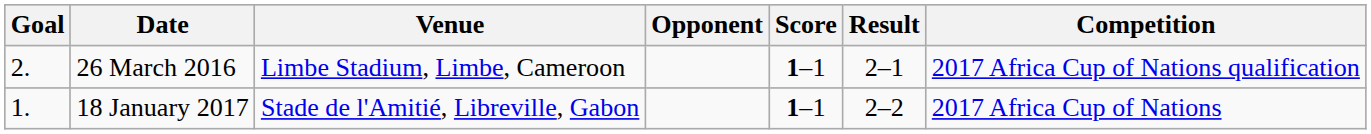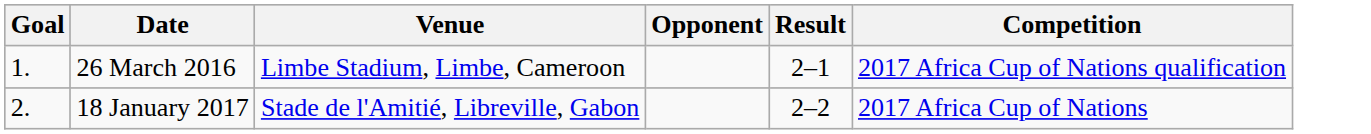- column: (806, 25)
(21, 66) 2. -> (21, 66) 1.
(21, 107) 1. -> (21, 107) 2.
